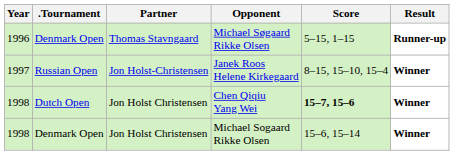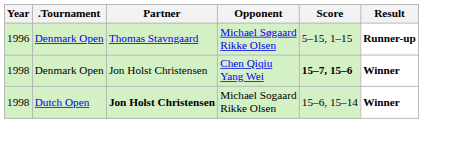- row: (256, 71)
(62, 102) Dutch Open -> (69, 71) Denmark Open
(69, 134) Denmark Open -> (62, 102) Dutch Open
(158, 134) normal -> (162, 102) bold
